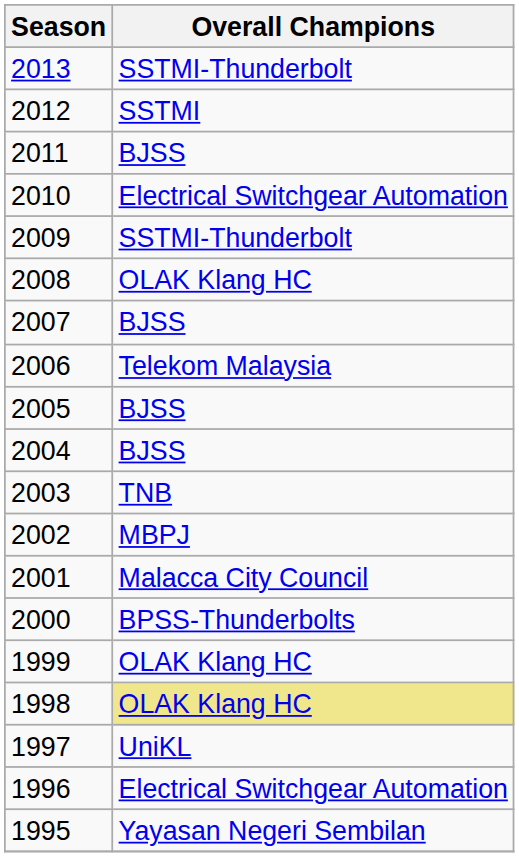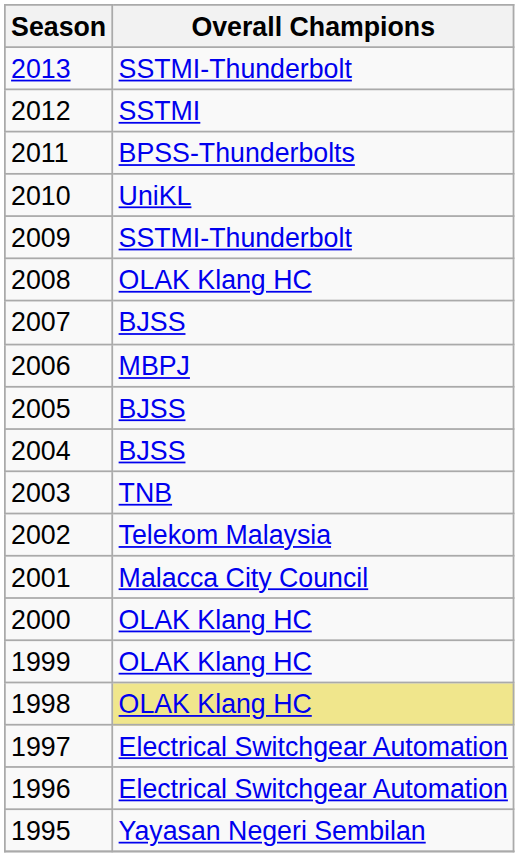(152, 153) BJSS -> (237, 153) BPSS-Thunderbolts
(313, 196) Electrical Switchgear Automation -> (155, 196) UniKL
(225, 365) Telekom Malaysia -> (154, 365) MBPJ
(154, 534) MBPJ -> (225, 534) Telekom Malaysia
(237, 619) BPSS-Thunderbolts -> (215, 619) OLAK Klang HC
(155, 746) UniKL -> (313, 746) Electrical Switchgear Automation
